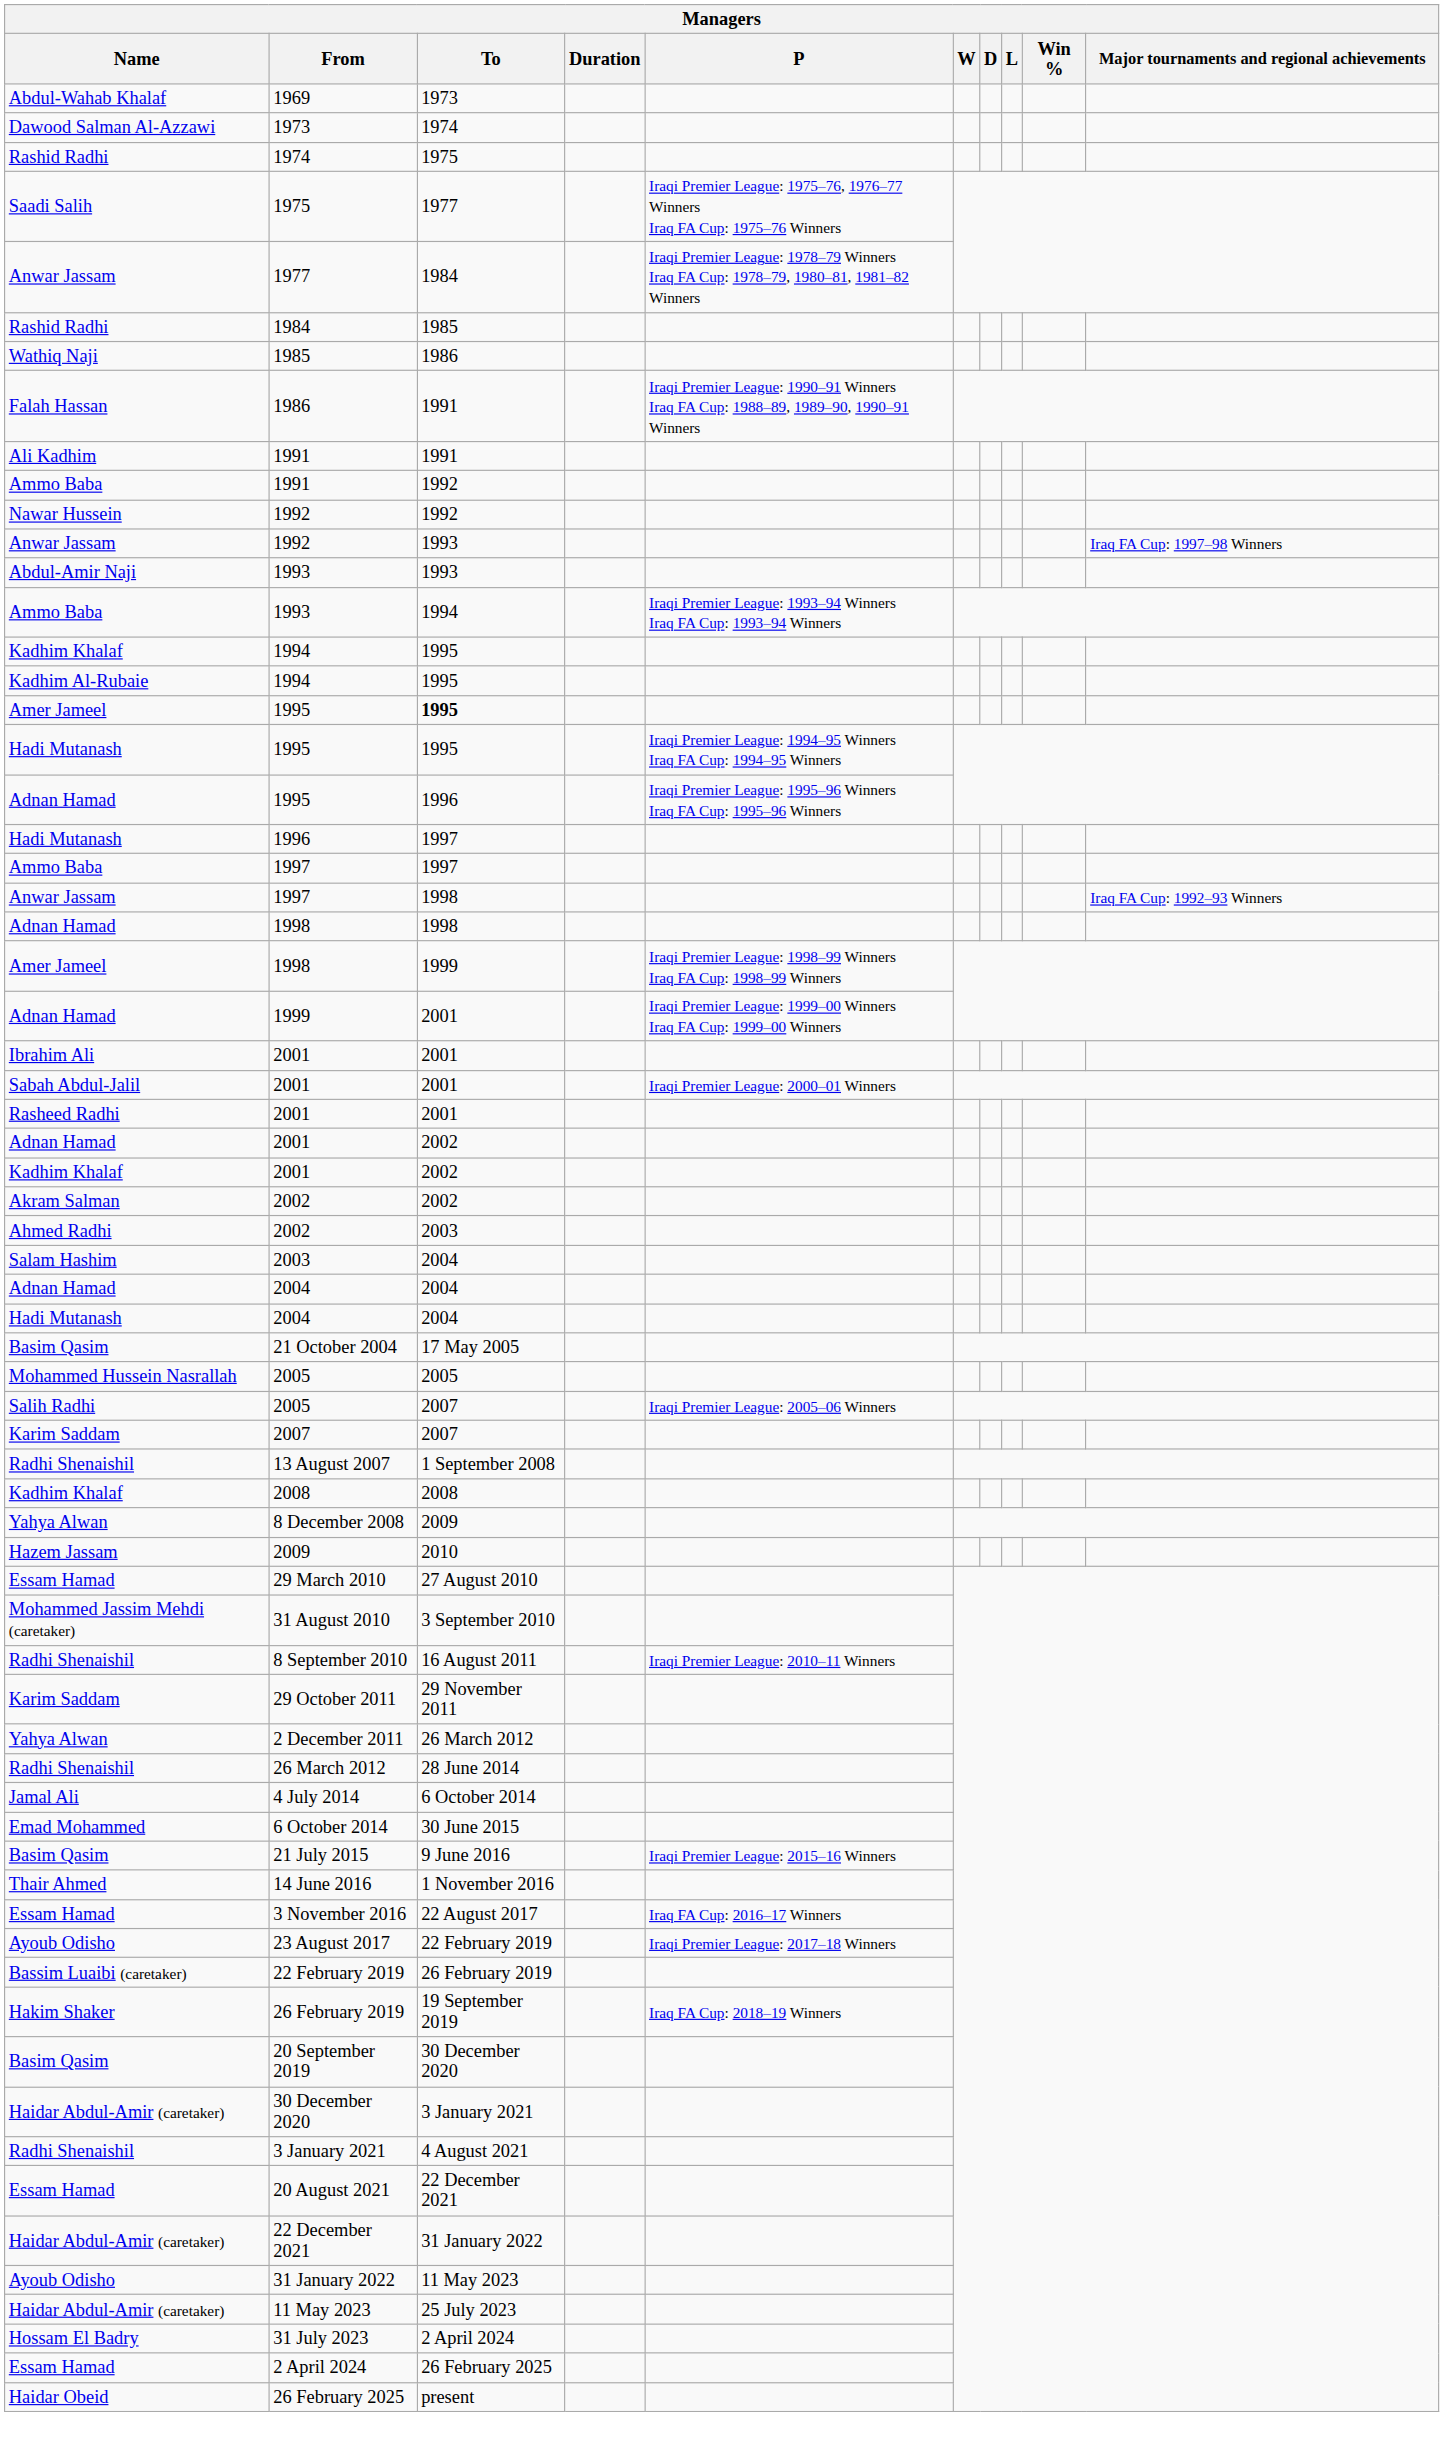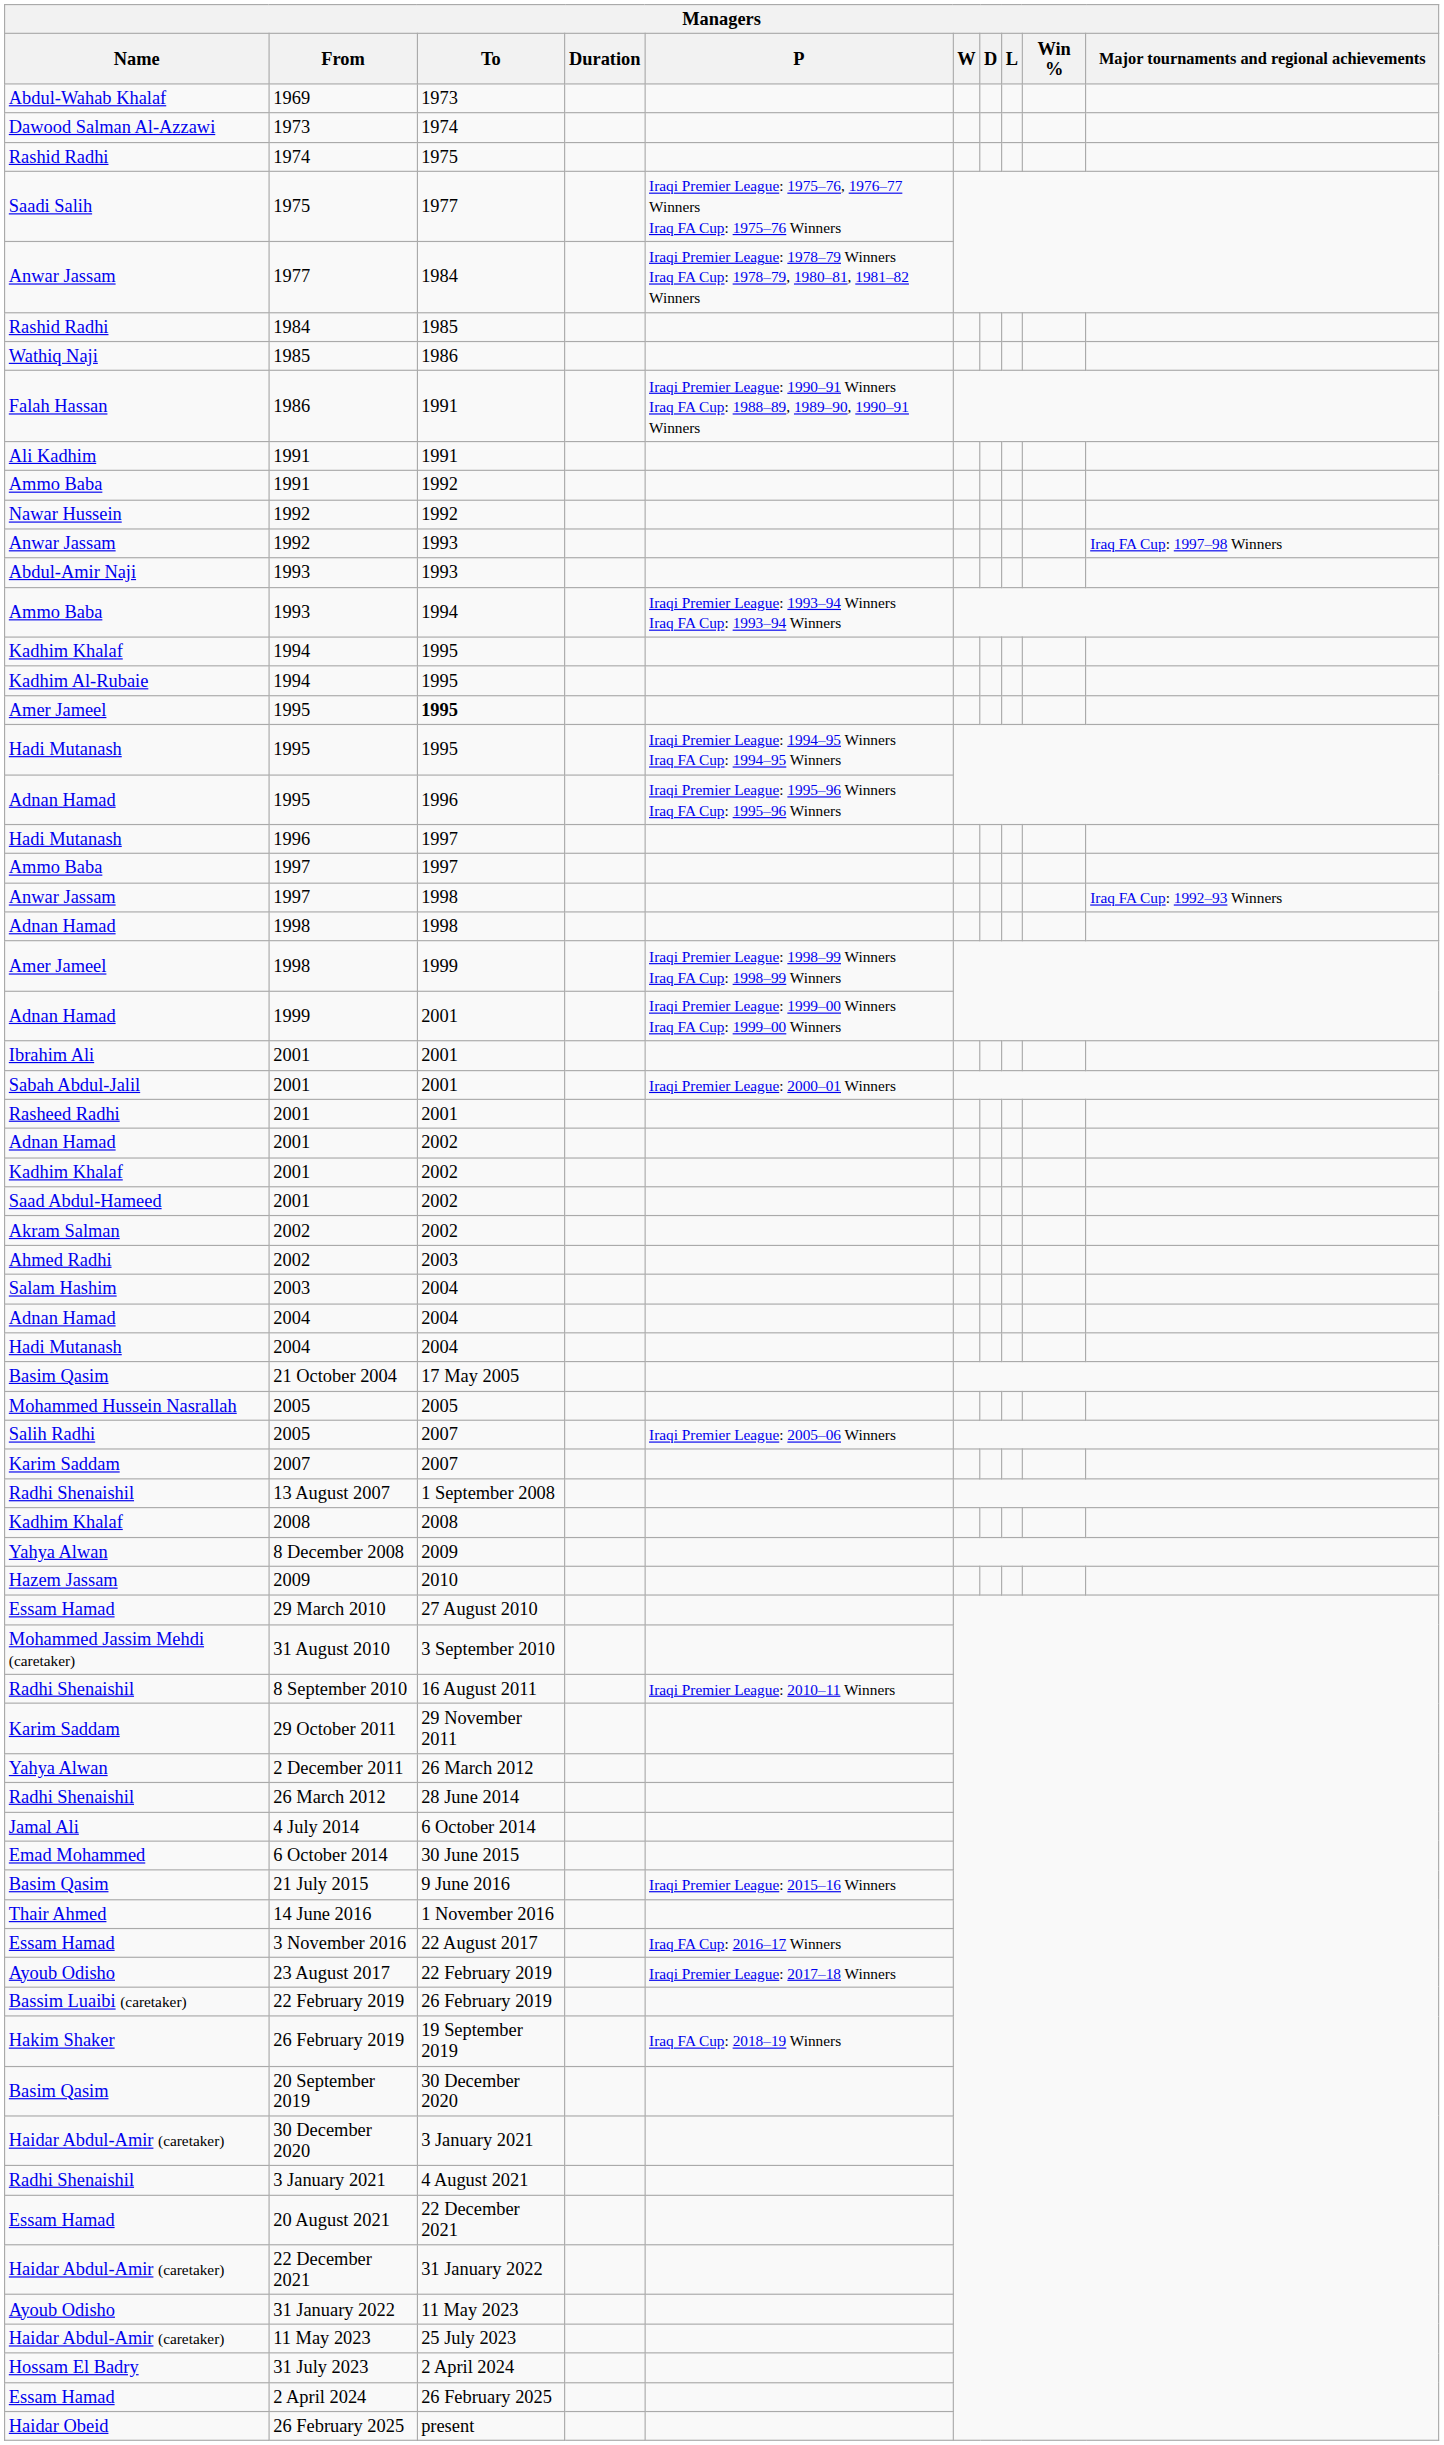+ row: (85, 1201)
